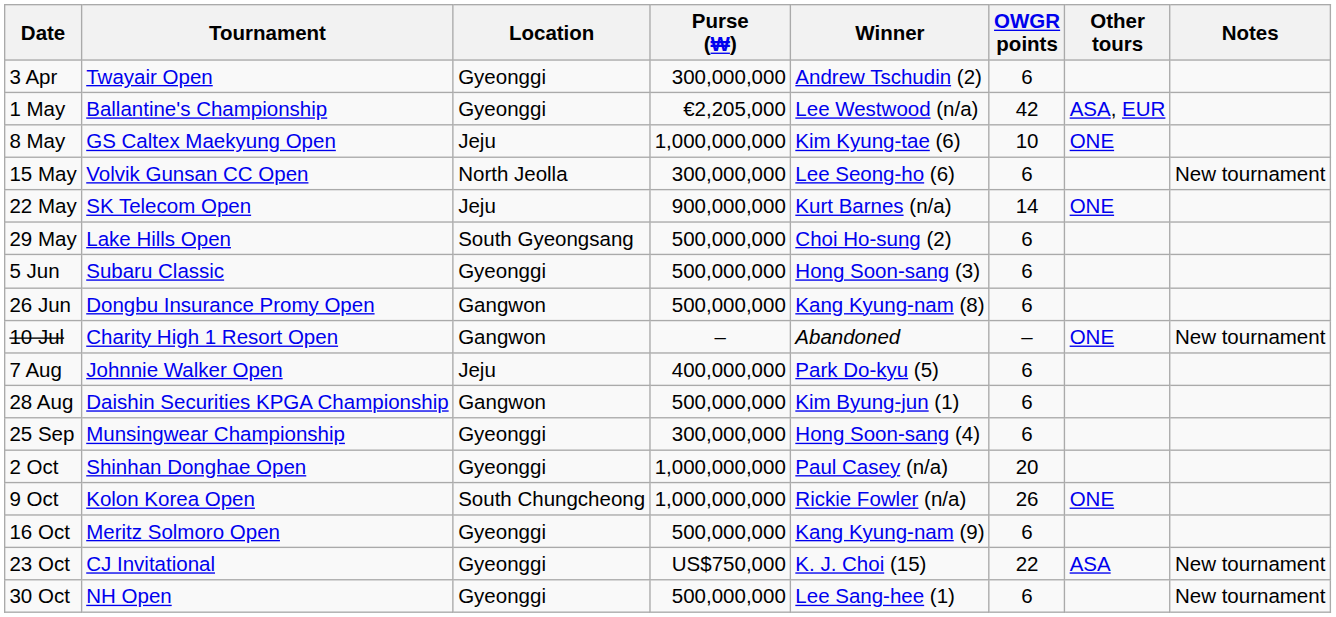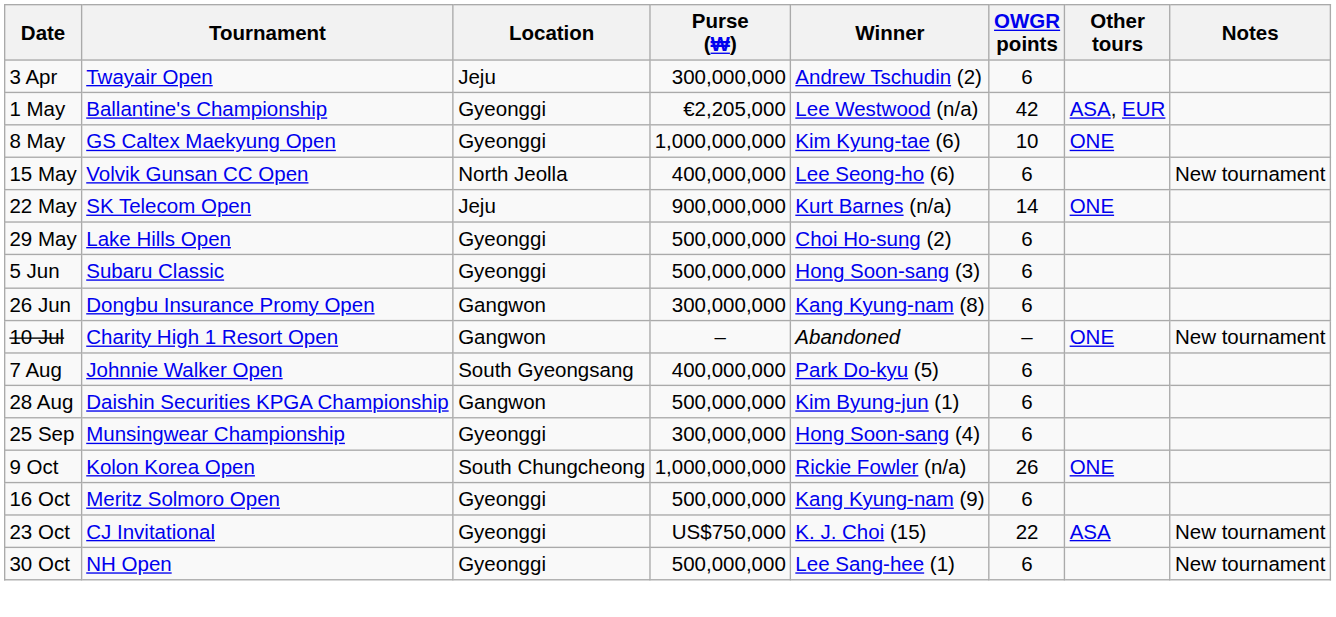(502, 77) Gyeonggi -> (477, 77) Jeju
(477, 142) Jeju -> (502, 142) Gyeonggi
(729, 174) 300,000,000 -> (729, 174) 400,000,000
(546, 239) South Gyeongsang -> (502, 239) Gyeonggi
(729, 304) 500,000,000 -> (729, 304) 300,000,000
(477, 369) Jeju -> (546, 369) South Gyeongsang
- row: (34, 466)
